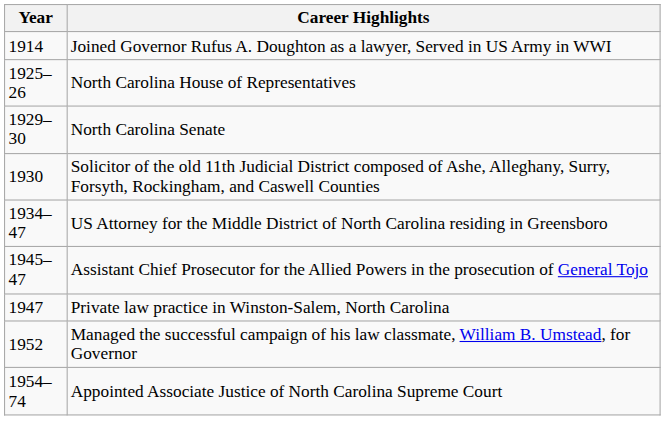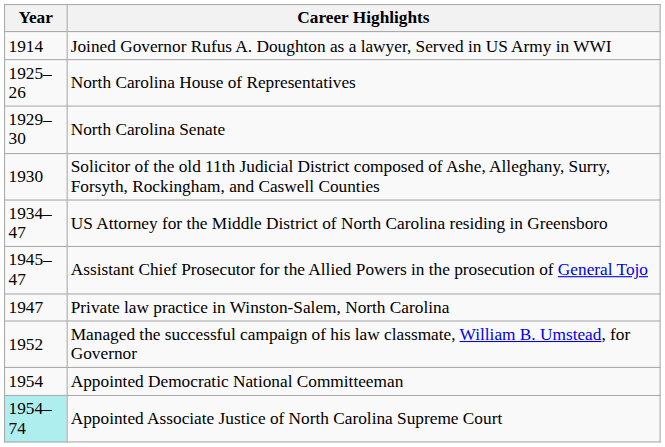+ row: (237, 381)
(30, 391) no background -> (30, 418) paleturquoise background
